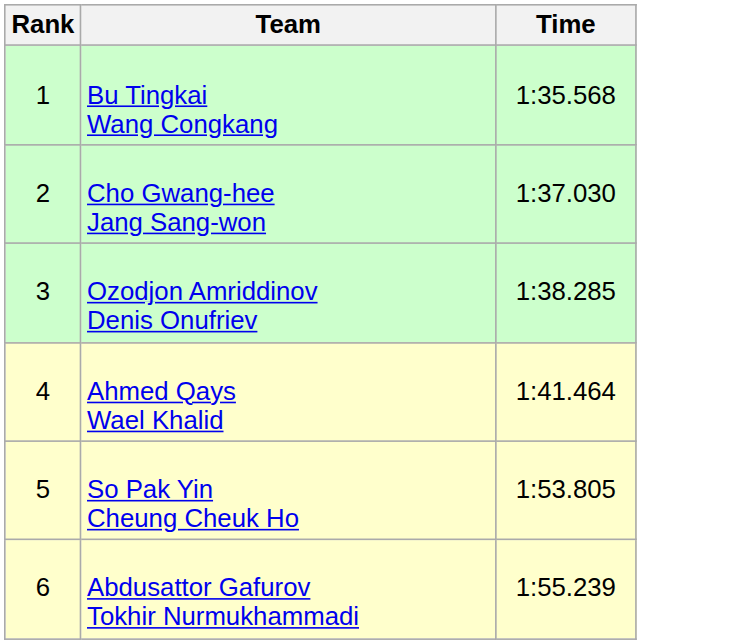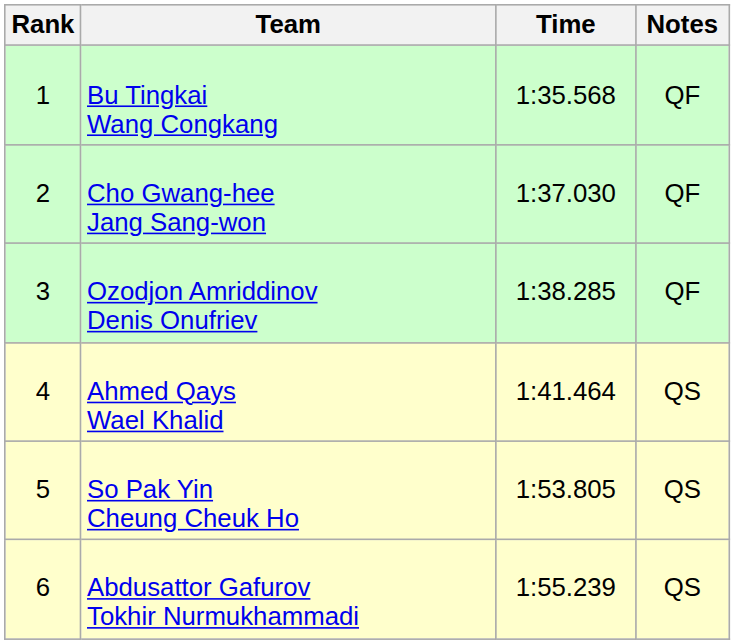+ column: (682, 24)
